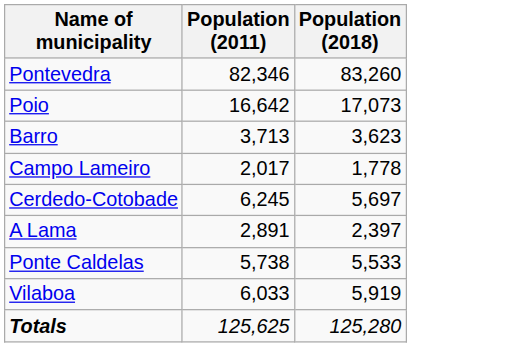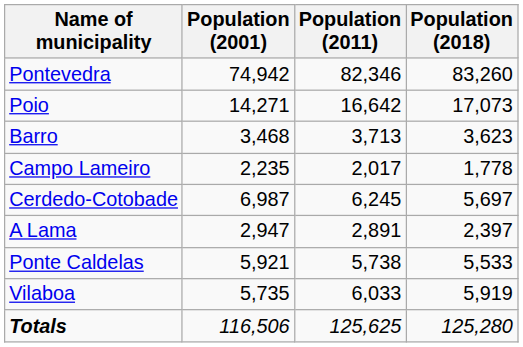+ column: (238, 31)
